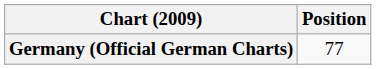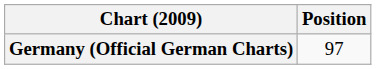(334, 49) 77 -> (334, 49) 97
